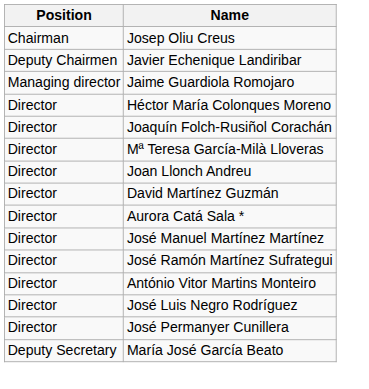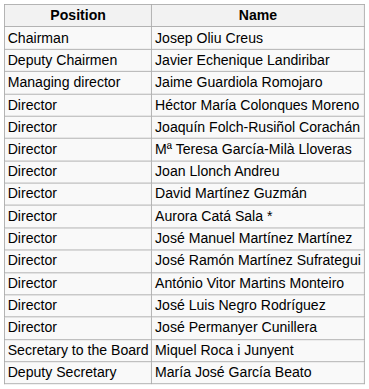+ row: (224, 350)
